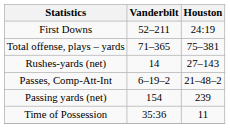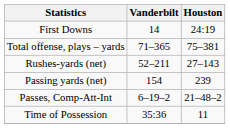(154, 30) 52–211 -> (154, 30) 14
(154, 64) 14 -> (154, 64) 52–211
rows swapped: (66, 98) <-> (66, 81)
